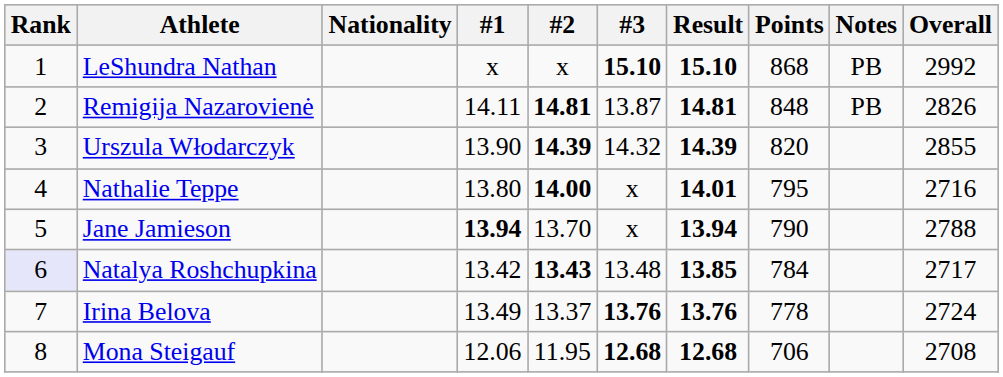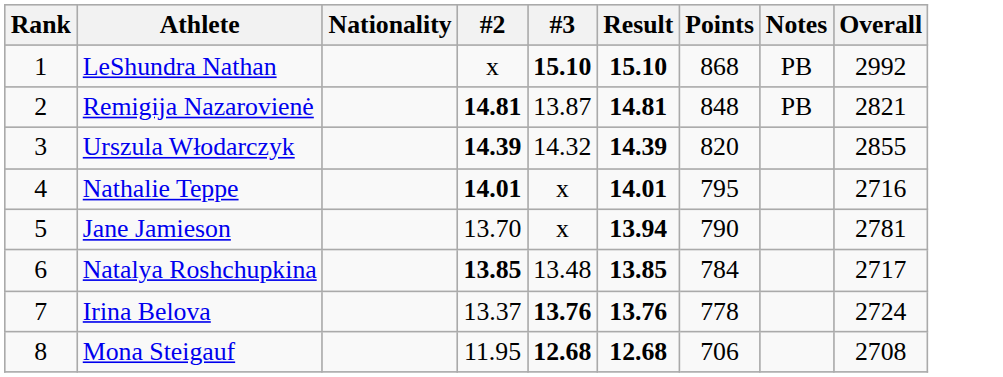- column: (493, 24)
(951, 106) 2826 -> (881, 106) 2821
(562, 188) 14.00 -> (493, 188) 14.01
(951, 229) 2788 -> (881, 229) 2781
(41, 270) lavender background -> (41, 270) no background
(562, 270) 13.43 -> (493, 270) 13.85
